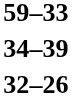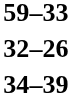rows swapped: (36, 48) <-> (36, 84)
